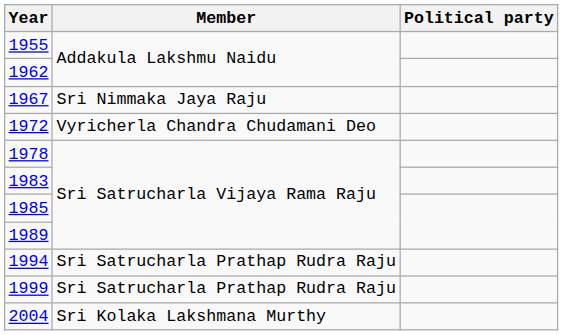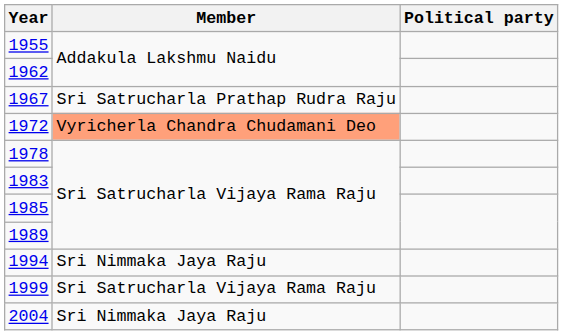(161, 100) Sri Nimmaka Jaya Raju -> (226, 100) Sri Satrucharla Prathap Rudra Raju
(216, 127) no background -> (216, 127) lightsalmon background
(226, 262) Sri Satrucharla Prathap Rudra Raju -> (161, 262) Sri Nimmaka Jaya Raju
(226, 289) Sri Satrucharla Prathap Rudra Raju -> (216, 289) Sri Satrucharla Vijaya Rama Raju
(191, 317) Sri Kolaka Lakshmana Murthy -> (161, 317) Sri Nimmaka Jaya Raju
